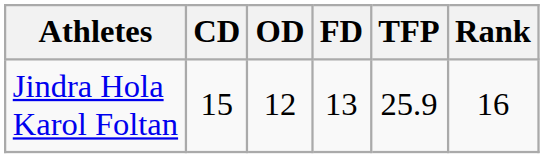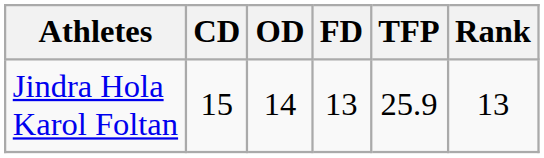(280, 104) 12 -> (280, 104) 14
(493, 104) 16 -> (493, 104) 13
